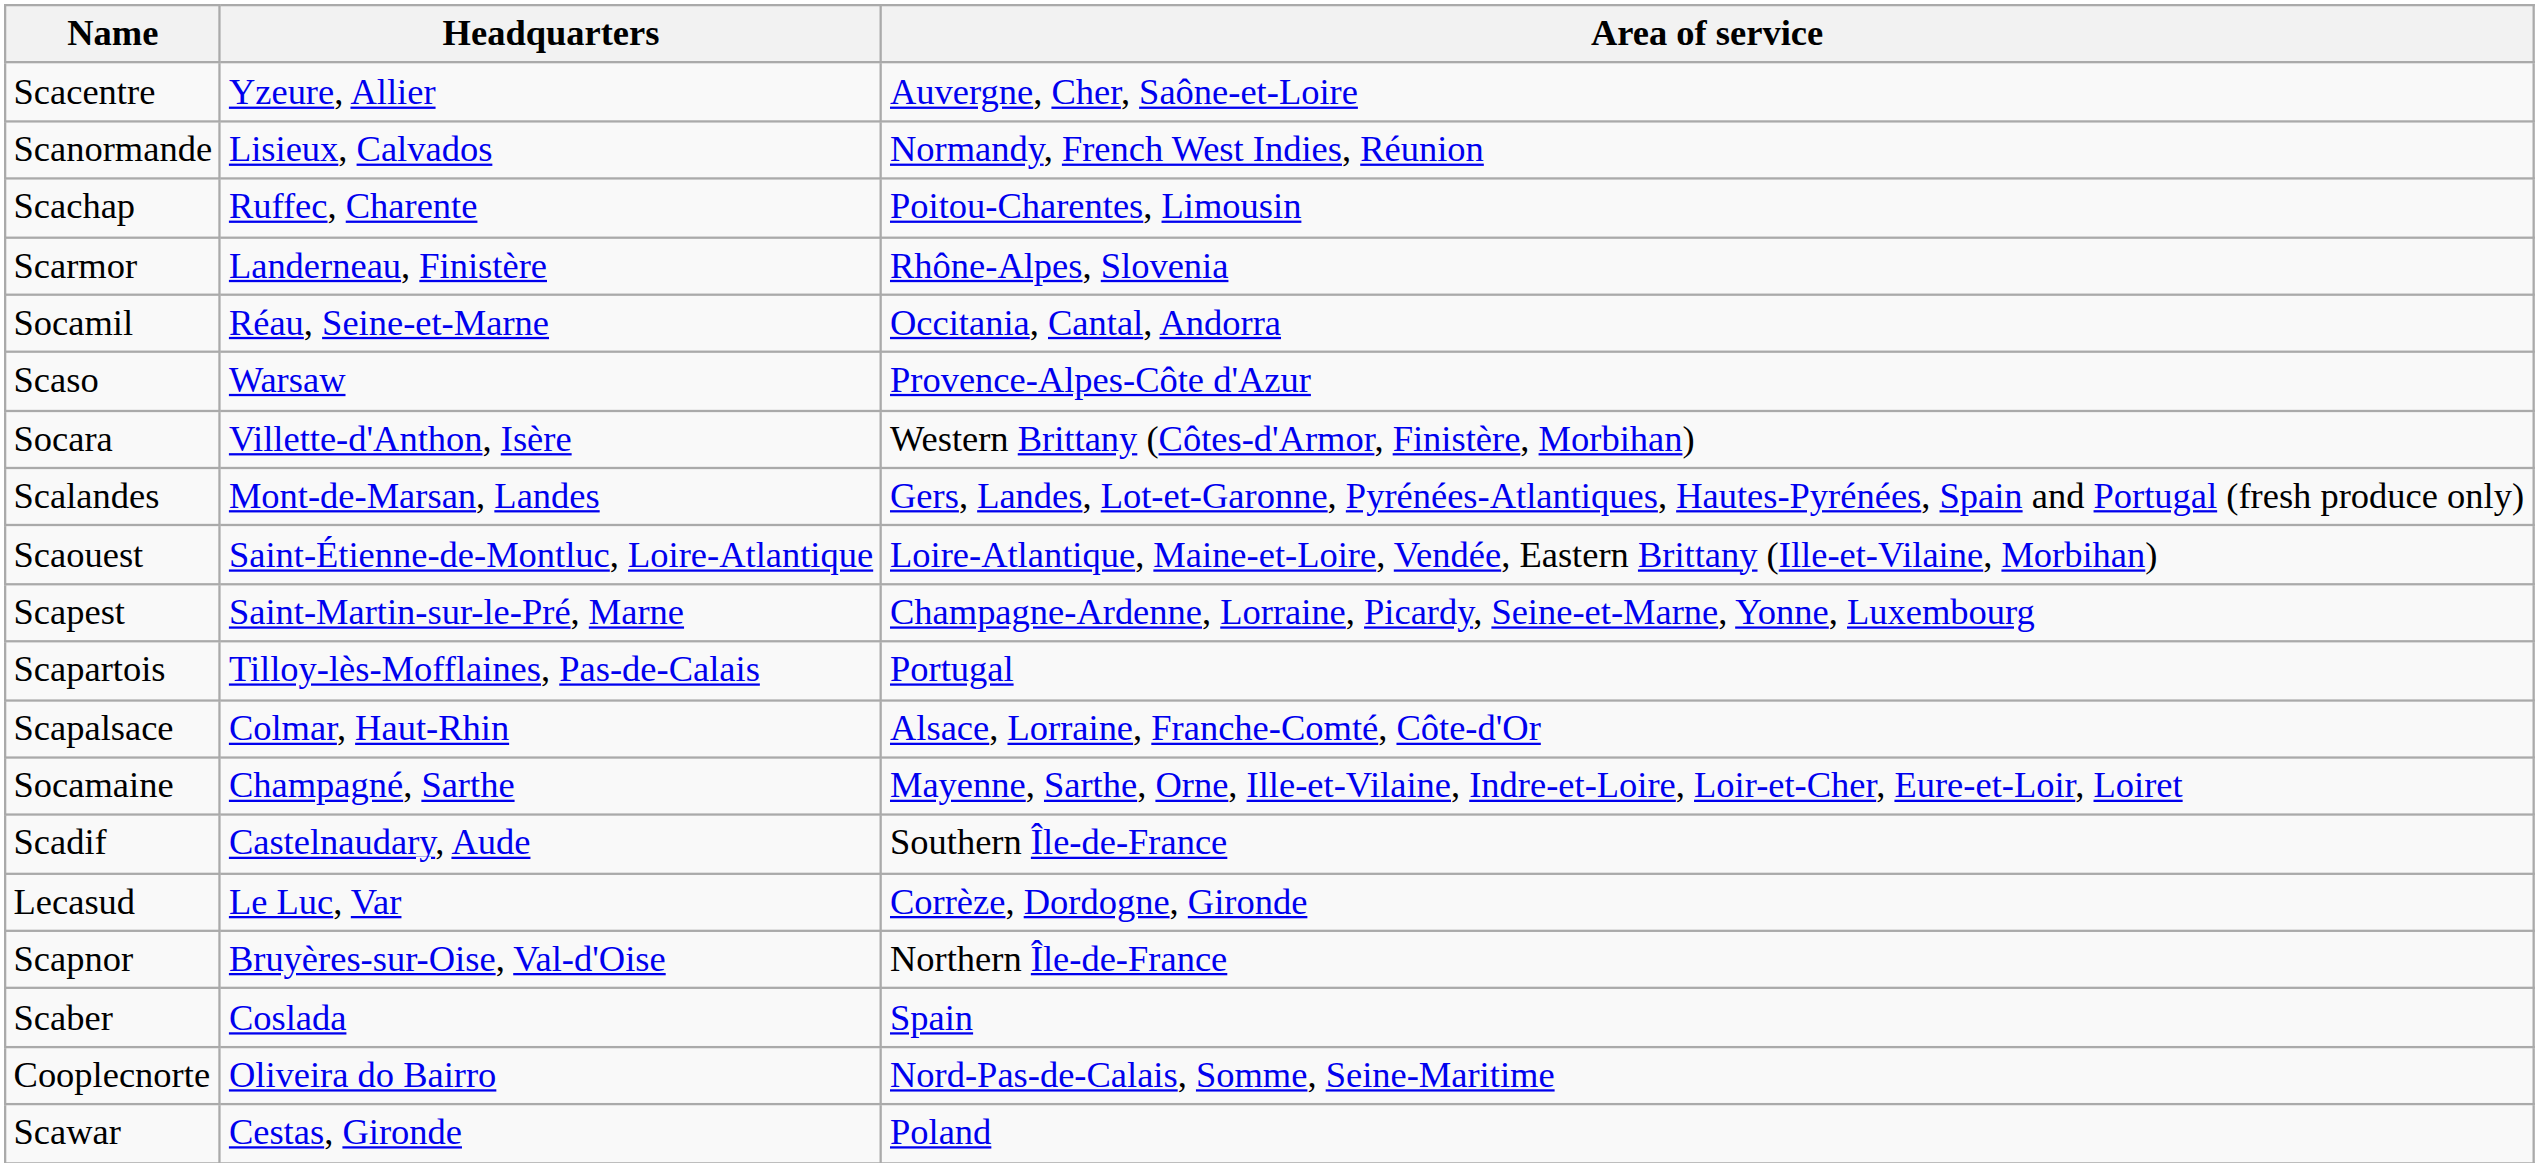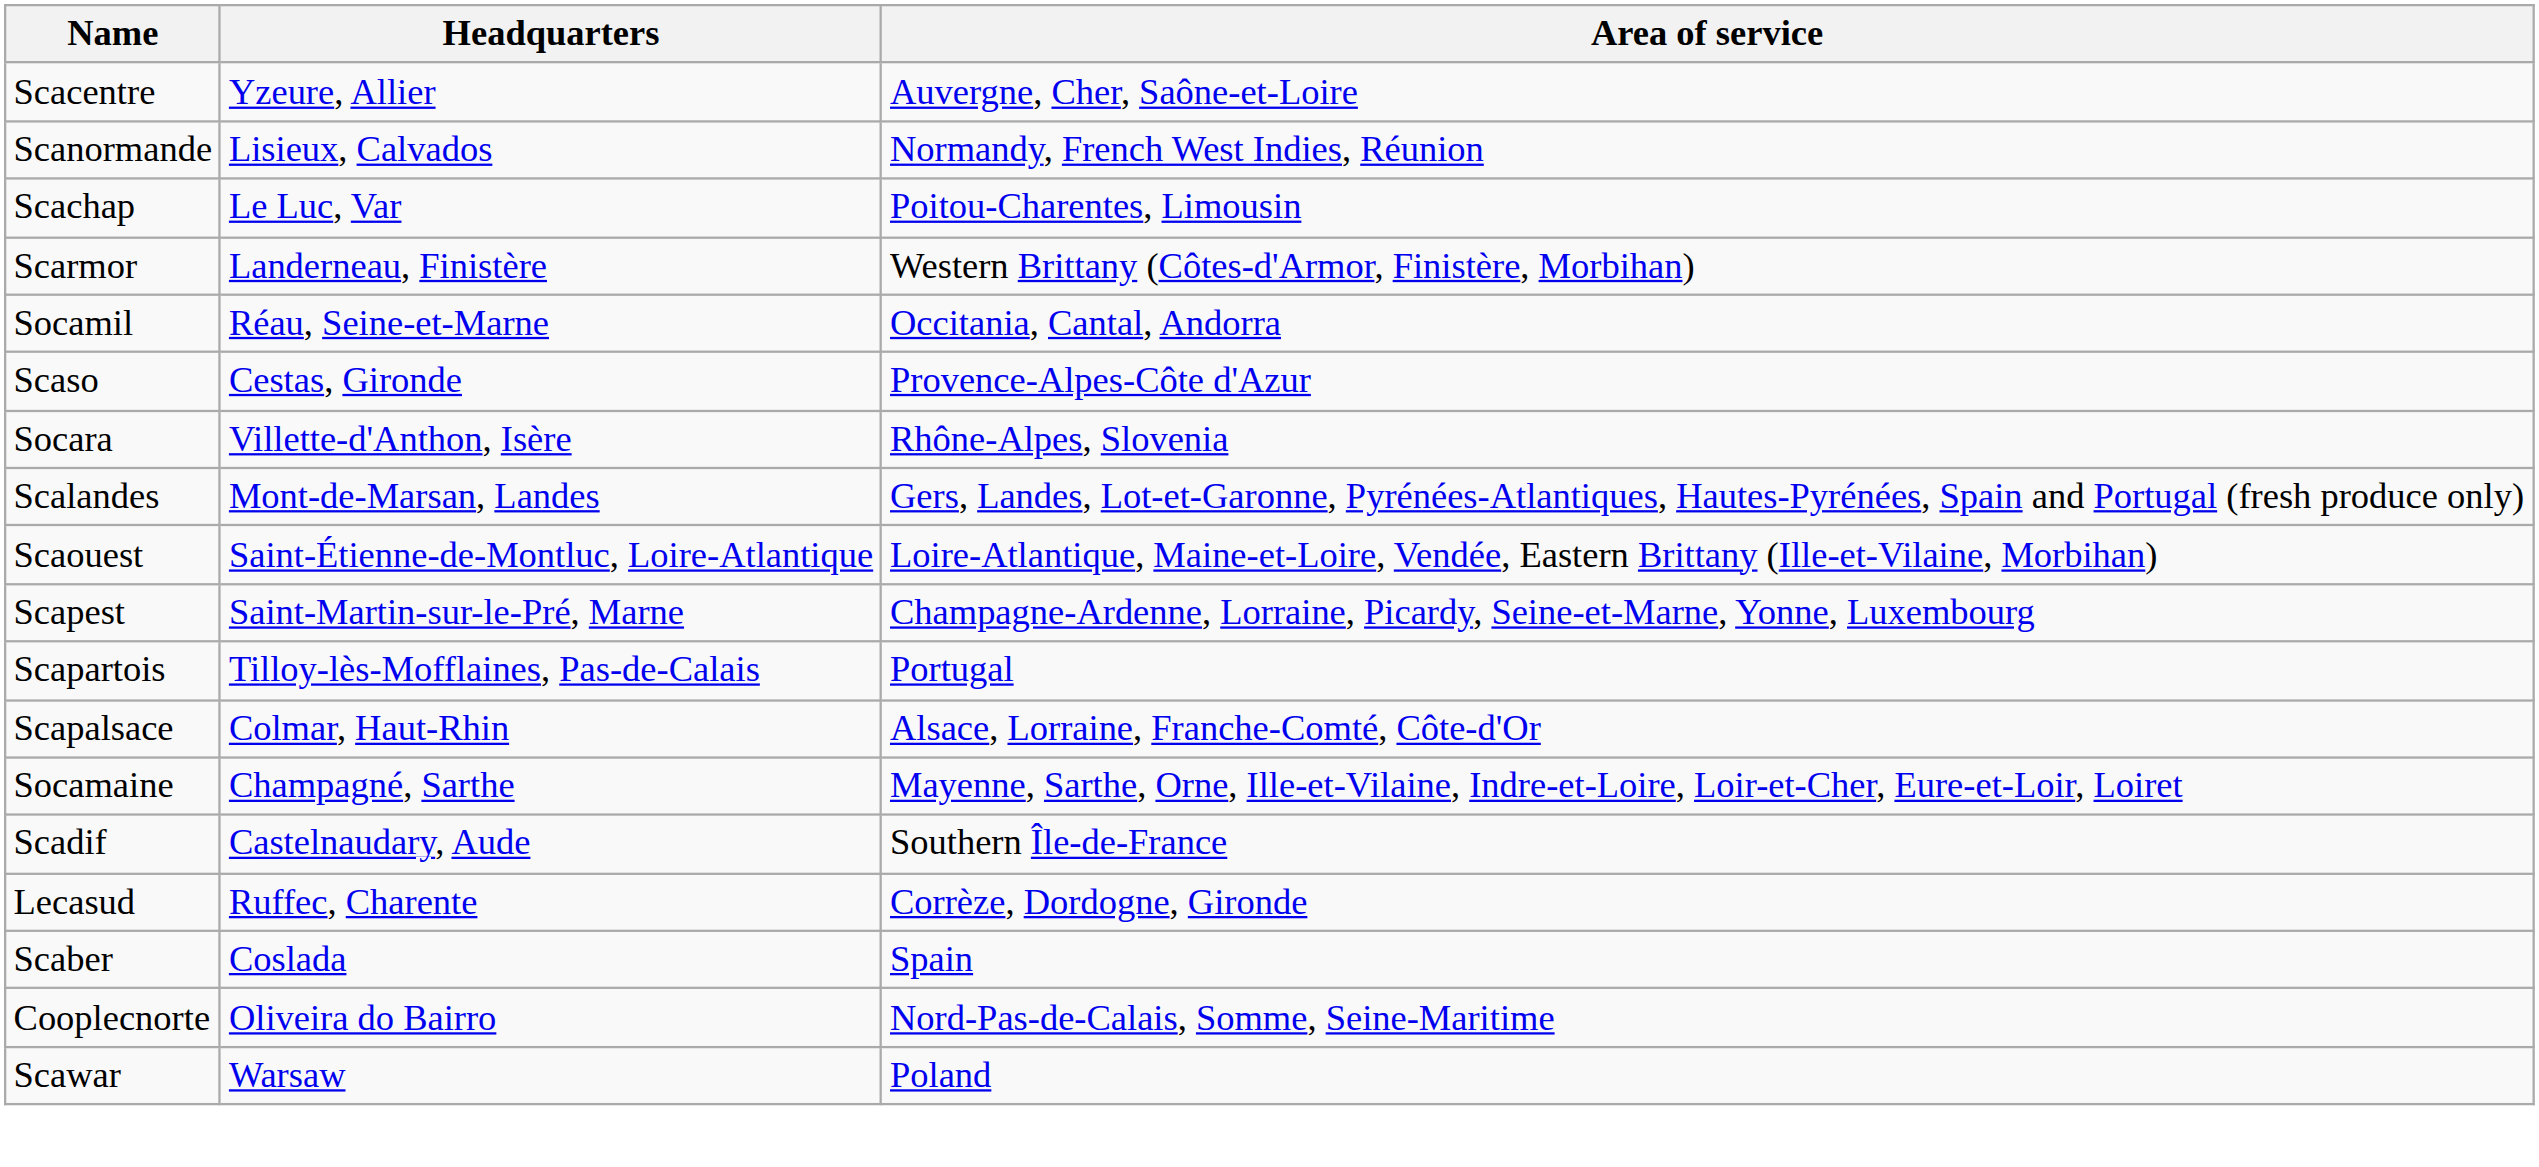(353, 206) Ruffec, Charente -> (315, 206) Le Luc, Var
(1059, 264) Rhône-Alpes, Slovenia -> (1292, 264) Western Brittany (Côtes-d'Armor, Finistère, Morbihan)
(287, 380) Warsaw -> (345, 380) Cestas, Gironde
(1292, 438) Western Brittany (Côtes-d'Armor, Finistère, Morbihan) -> (1059, 438) Rhône-Alpes, Slovenia
(315, 901) Le Luc, Var -> (353, 901) Ruffec, Charente
- row: (73, 959)
(345, 1132) Cestas, Gironde -> (287, 1074) Warsaw
